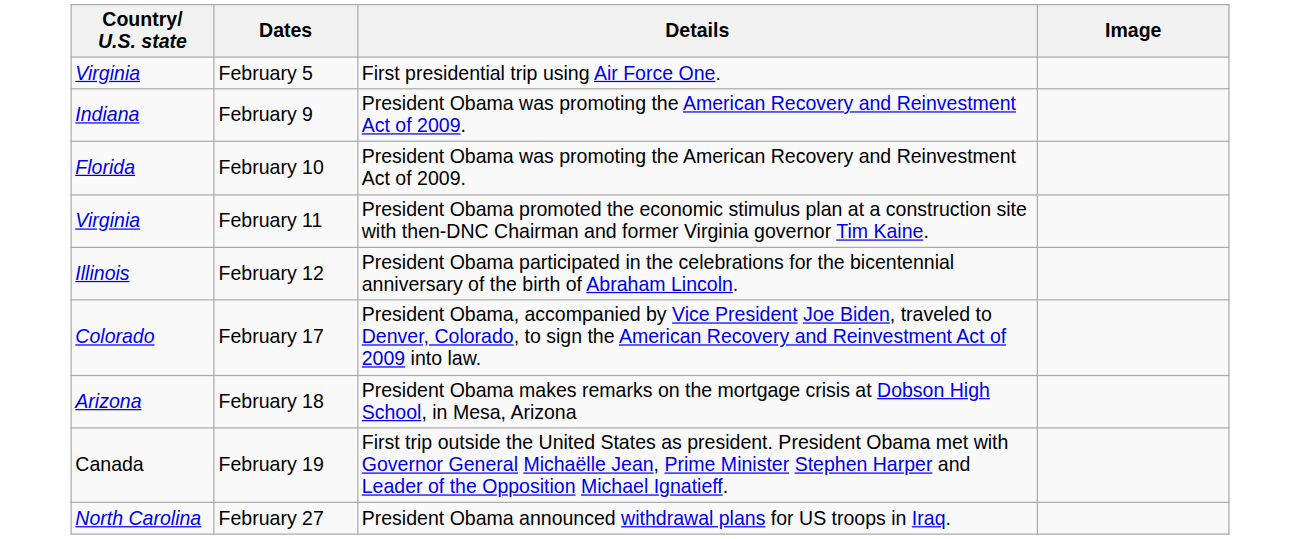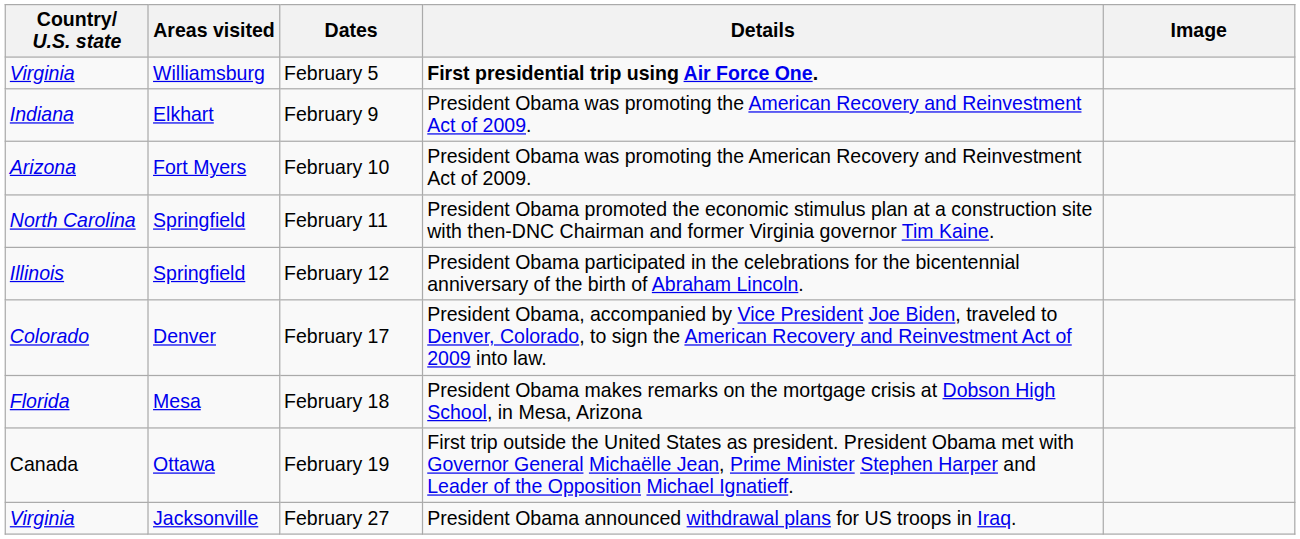+ column: (214, 30)
(541, 72) normal -> (623, 72) bold
(105, 167) Florida -> (43, 167) Arizona
(108, 220) Virginia -> (73, 220) North Carolina
(108, 401) Arizona -> (40, 401) Florida
(138, 518) North Carolina -> (42, 518) Virginia
